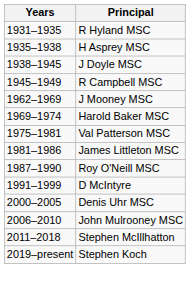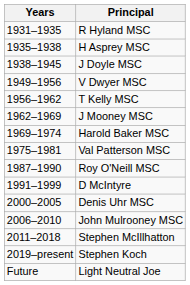- row: (120, 82)
+ row: (113, 82)
+ row: (109, 99)
- row: (129, 151)
+ row: (120, 271)
